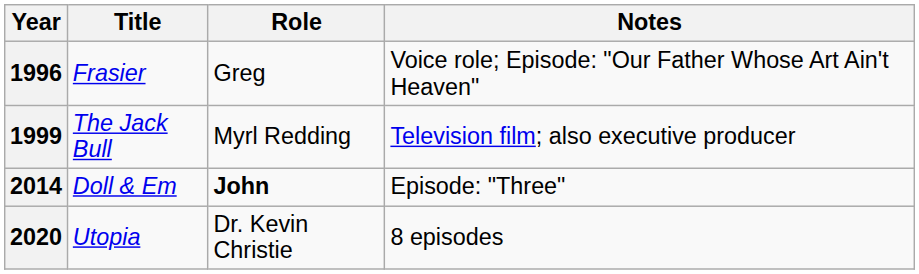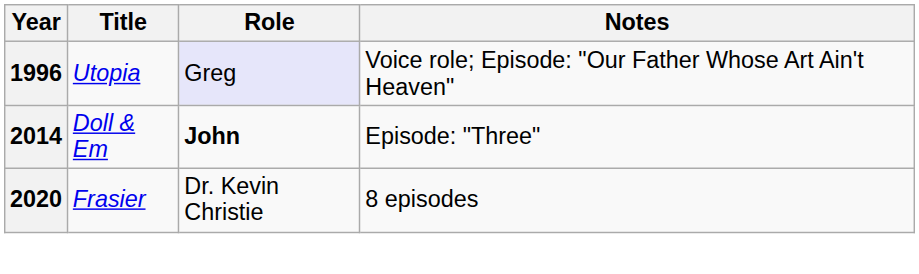(109, 73) Frasier -> (107, 73) Utopia
(239, 73) no background -> (210, 73) lavender background
- row: (36, 136)
(107, 236) Utopia -> (109, 199) Frasier
